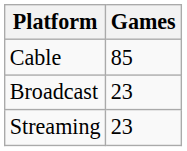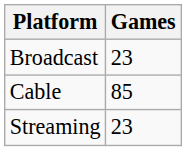rows swapped: (54, 92) <-> (36, 57)
